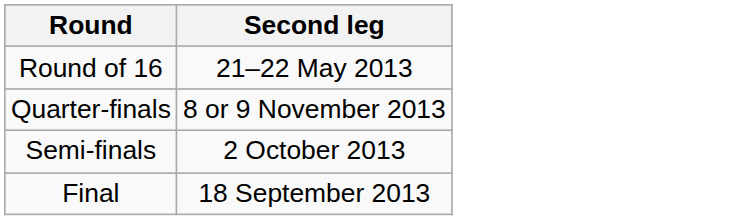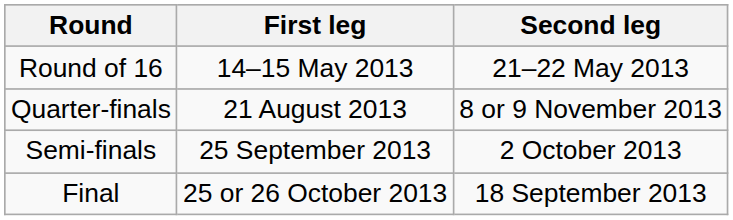+ column: (315, 25)
